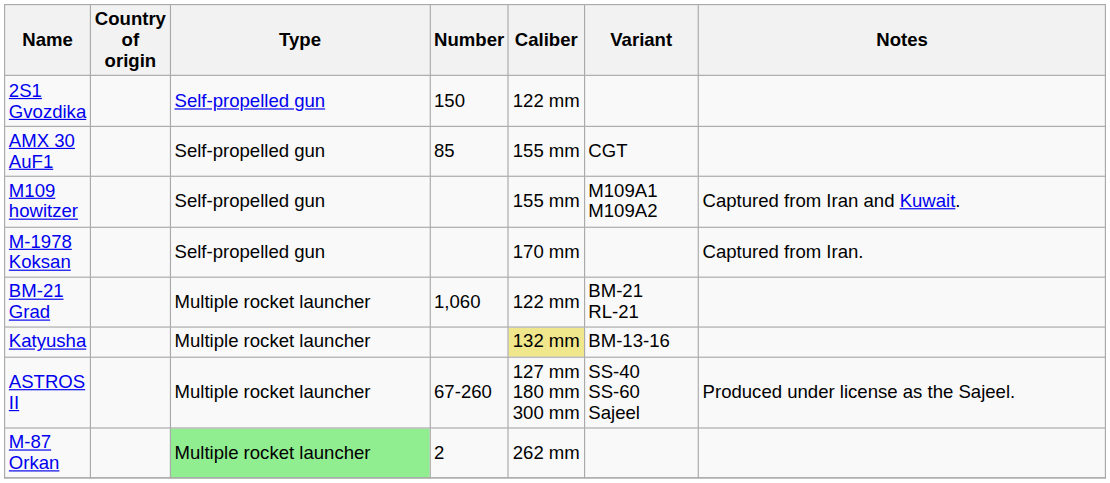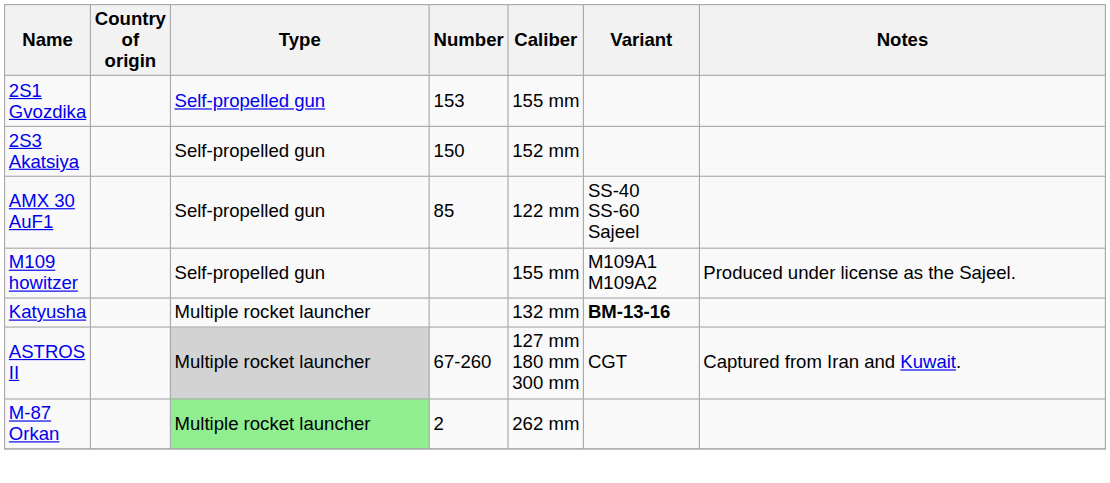(450, 100) 150 -> (449, 100) 153
(546, 100) 122 mm -> (546, 100) 155 mm
+ row: (44, 151)
(546, 151) 155 mm -> (546, 211) 122 mm
(608, 151) CGT -> (614, 211) SS-40 SS-60 Sajeel
(832, 201) Captured from Iran and Kuwait. -> (860, 272) Produced under license as the Sajeel.
- row: (40, 251)
- row: (36, 302)
(546, 341) khaki background -> (546, 312) no background
(629, 341) normal -> (629, 312) bold
(273, 392) no background -> (273, 362) lightgrey background
(614, 392) SS-40 SS-60 Sajeel -> (607, 362) CGT
(859, 392) Produced under license as the Sajeel. -> (832, 362) Captured from Iran and Kuwait.
